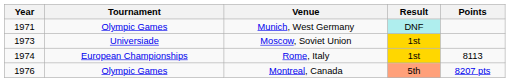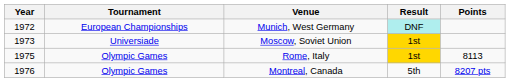(24, 27) 1971 -> (24, 27) 1972
(134, 27) Olympic Games -> (134, 27) European Championships
(24, 56) 1974 -> (24, 56) 1975
(134, 56) European Championships -> (134, 56) Olympic Games
(414, 71) lightsalmon background -> (414, 71) no background
